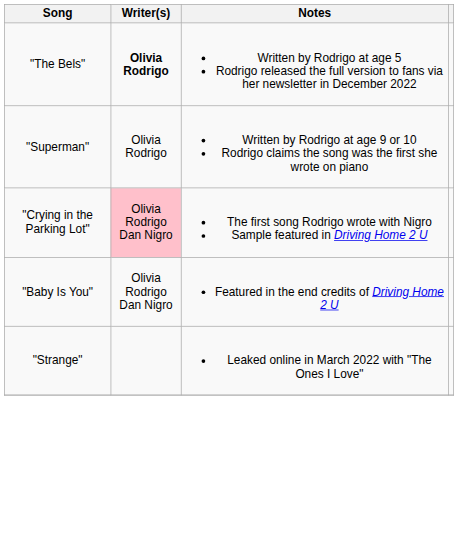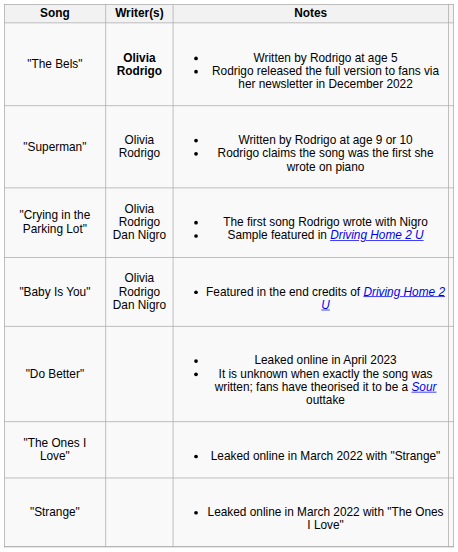(146, 222) pink background -> (139, 222) no background
+ row: (55, 374)
+ row: (55, 449)
